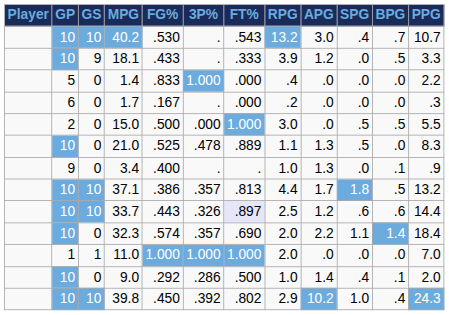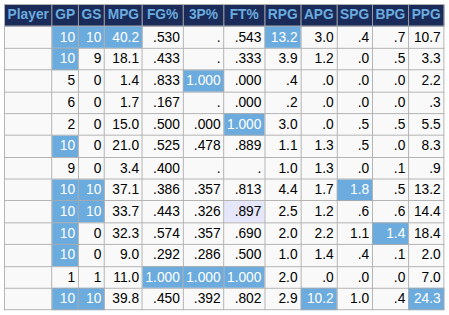rows swapped: (126, 255) <-> (130, 277)
